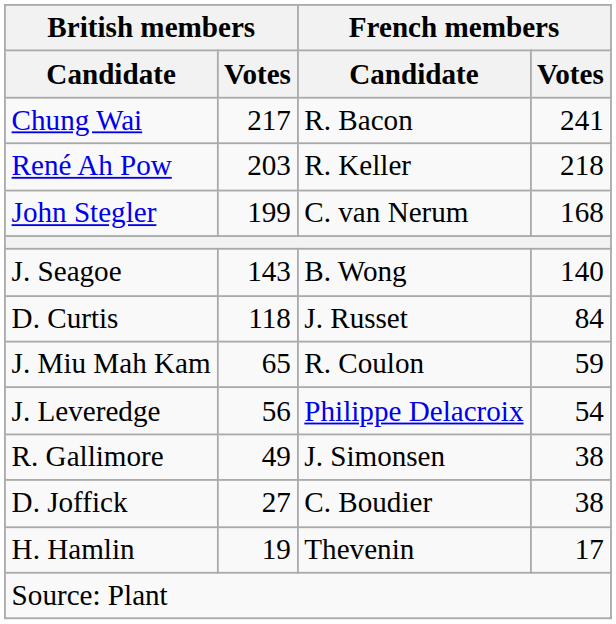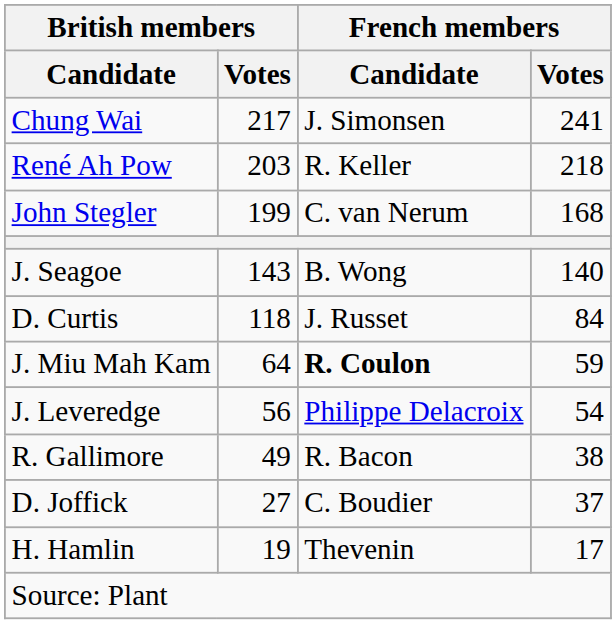(359, 119) R. Bacon -> (375, 119) J. Simonsen
(276, 364) 65 -> (276, 364) 64
(364, 364) normal -> (367, 364) bold
(375, 456) J. Simonsen -> (359, 456) R. Bacon
(589, 502) 38 -> (589, 502) 37
